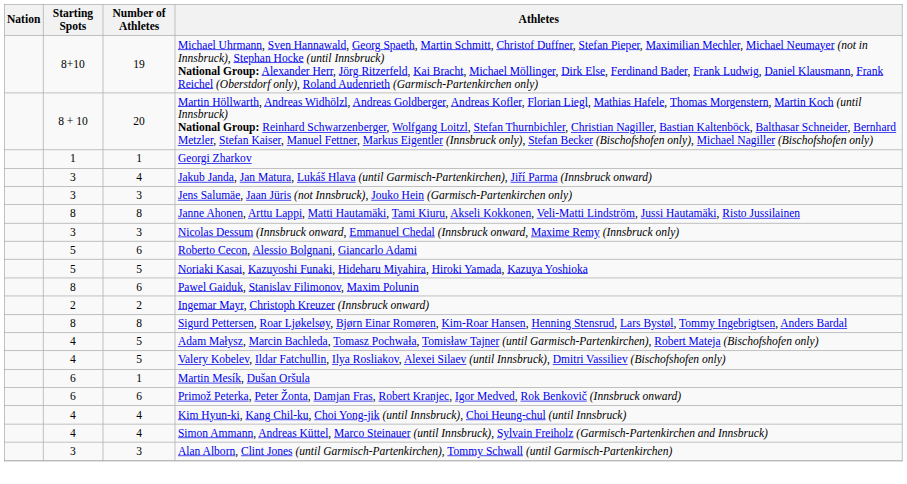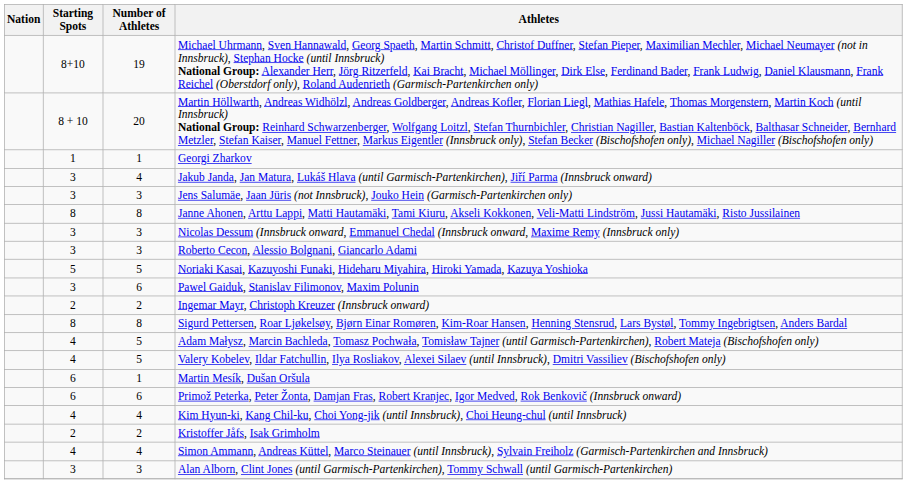(73, 250) 5 -> (73, 250) 3
(139, 250) 6 -> (139, 250) 3
(73, 287) 8 -> (73, 287) 3
+ row: (249, 433)
